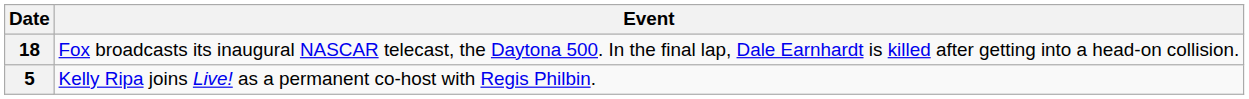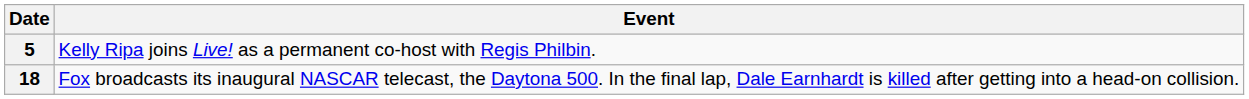rows swapped: (29, 79) <-> (29, 49)
